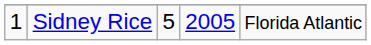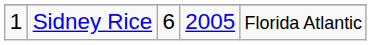(169, 22) 5 -> (169, 22) 6
